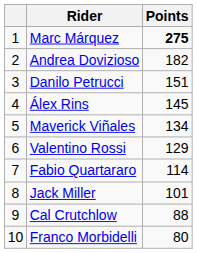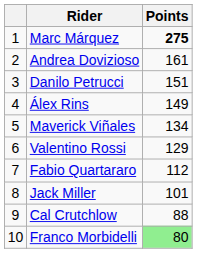(177, 60) 182 -> (177, 60) 161
(177, 104) 145 -> (177, 104) 149
(177, 171) 114 -> (177, 171) 112
(181, 237) no background -> (181, 237) lightgreen background
